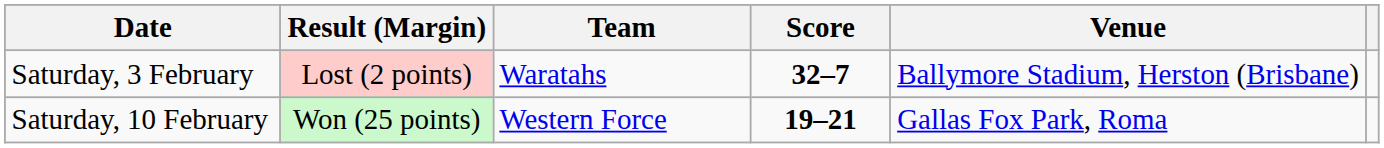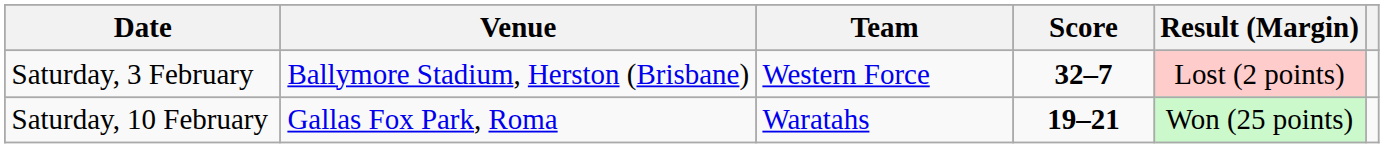columns swapped: (1128, 27) <-> (387, 27)
(553, 73) Waratahs -> (846, 73) Western Force
(583, 119) Western Force -> (816, 119) Waratahs
